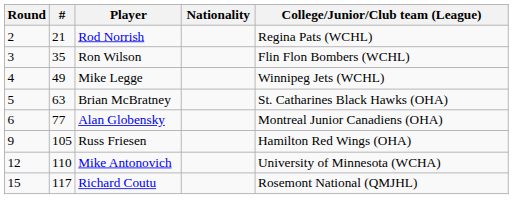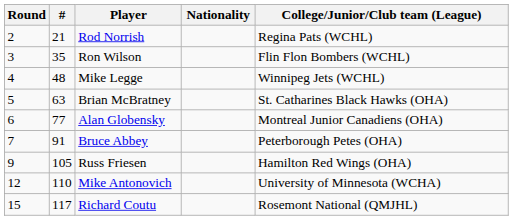(59, 78) 49 -> (59, 78) 48
+ row: (113, 141)
